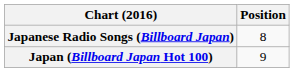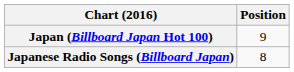rows swapped: (121, 57) <-> (121, 36)
